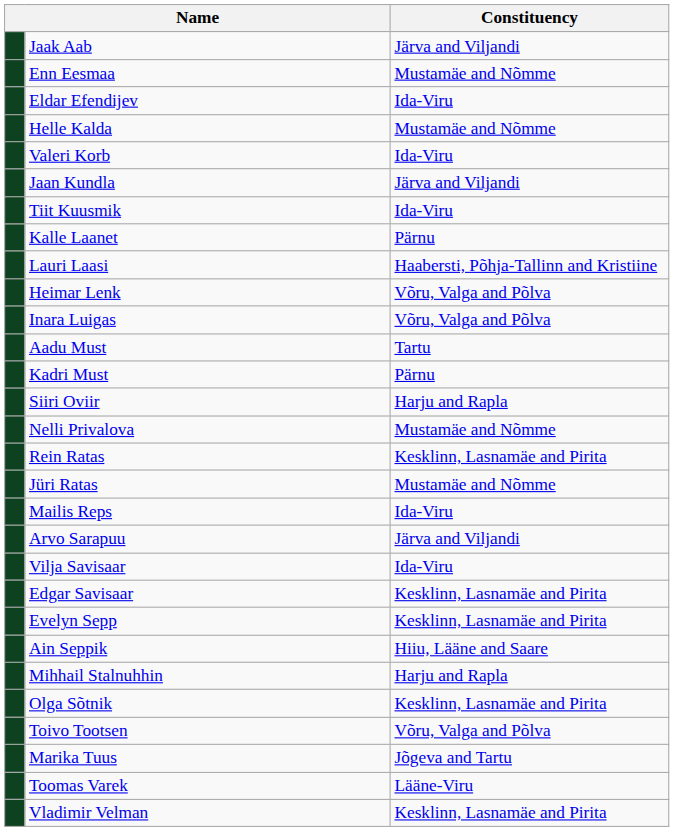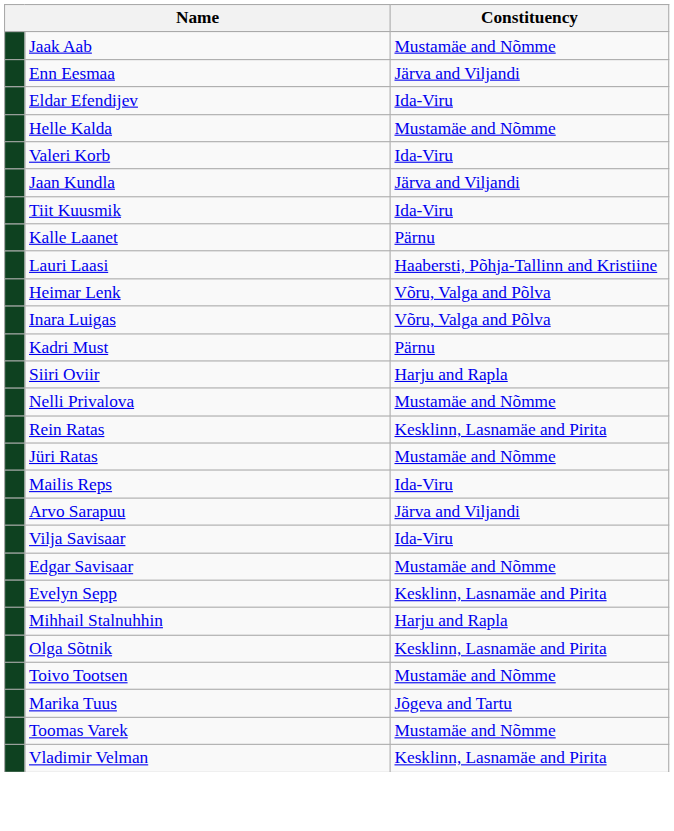(457, 45) Järva and Viljandi -> (475, 45) Mustamäe and Nõmme
(475, 73) Mustamäe and Nõmme -> (457, 73) Järva and Viljandi
- row: (68, 347)
(501, 593) Kesklinn, Lasnamäe and Pirita -> (475, 566) Mustamäe and Nõmme
- row: (68, 648)
(473, 730) Võru, Valga and Põlva -> (475, 675) Mustamäe and Nõmme
(434, 785) Lääne-Viru -> (475, 730) Mustamäe and Nõmme
